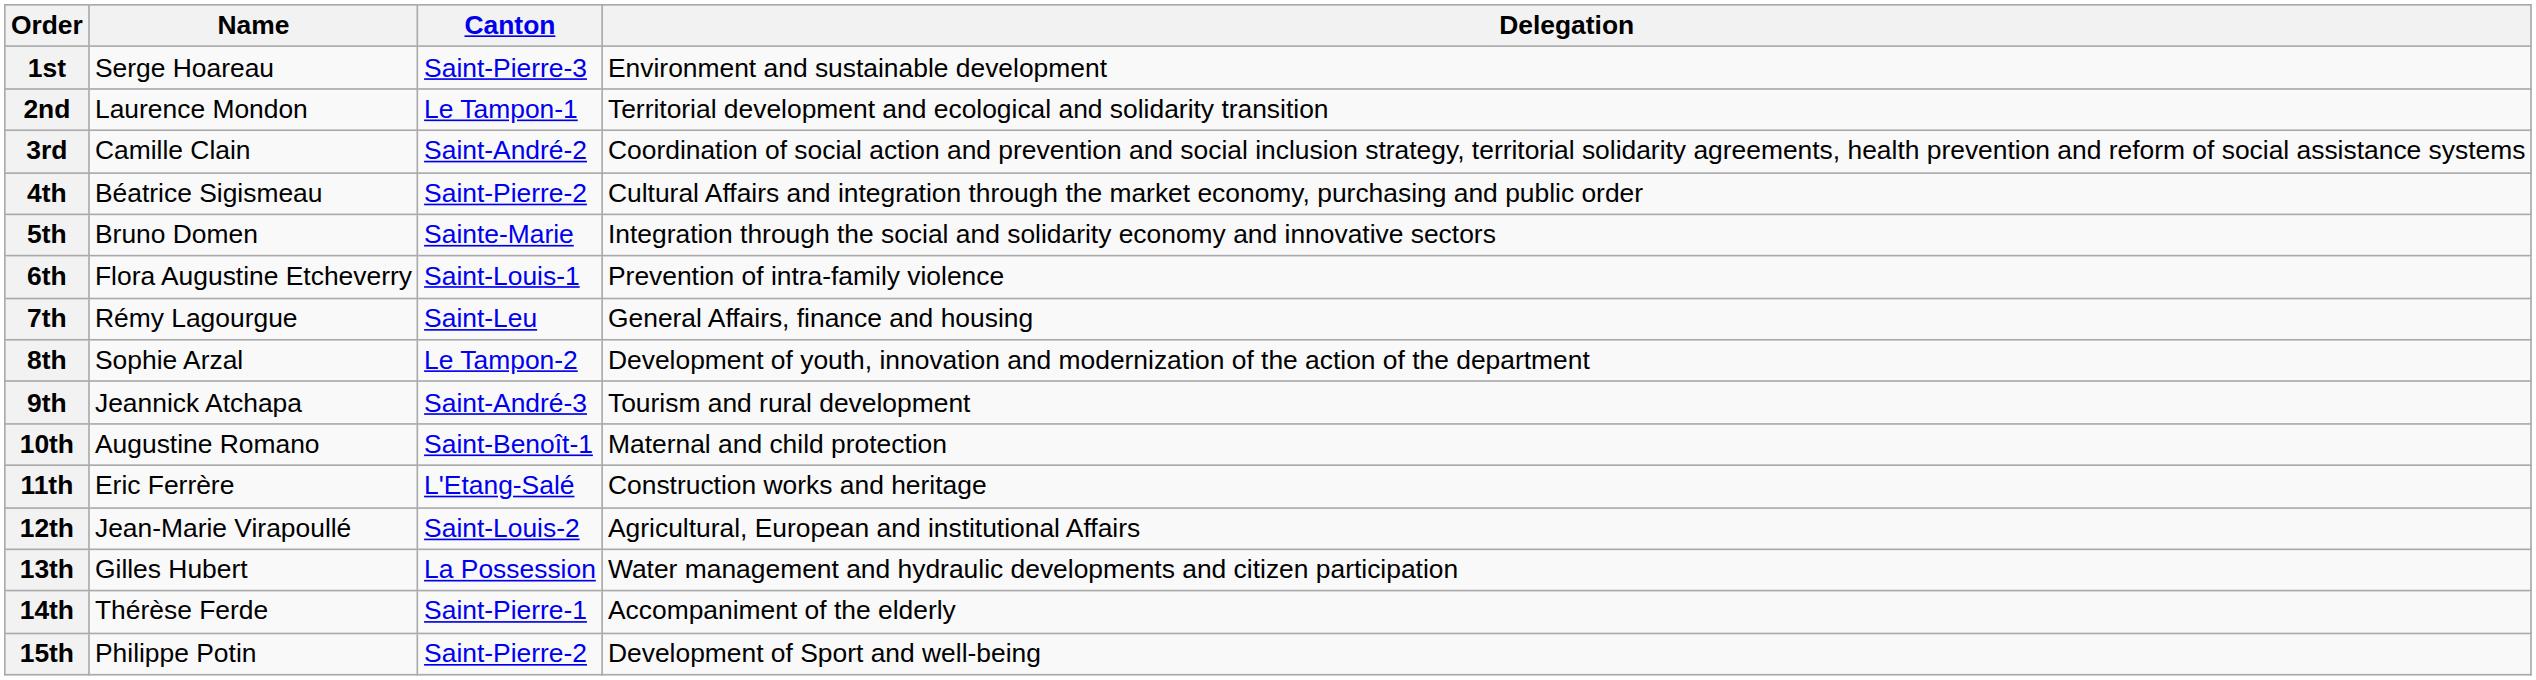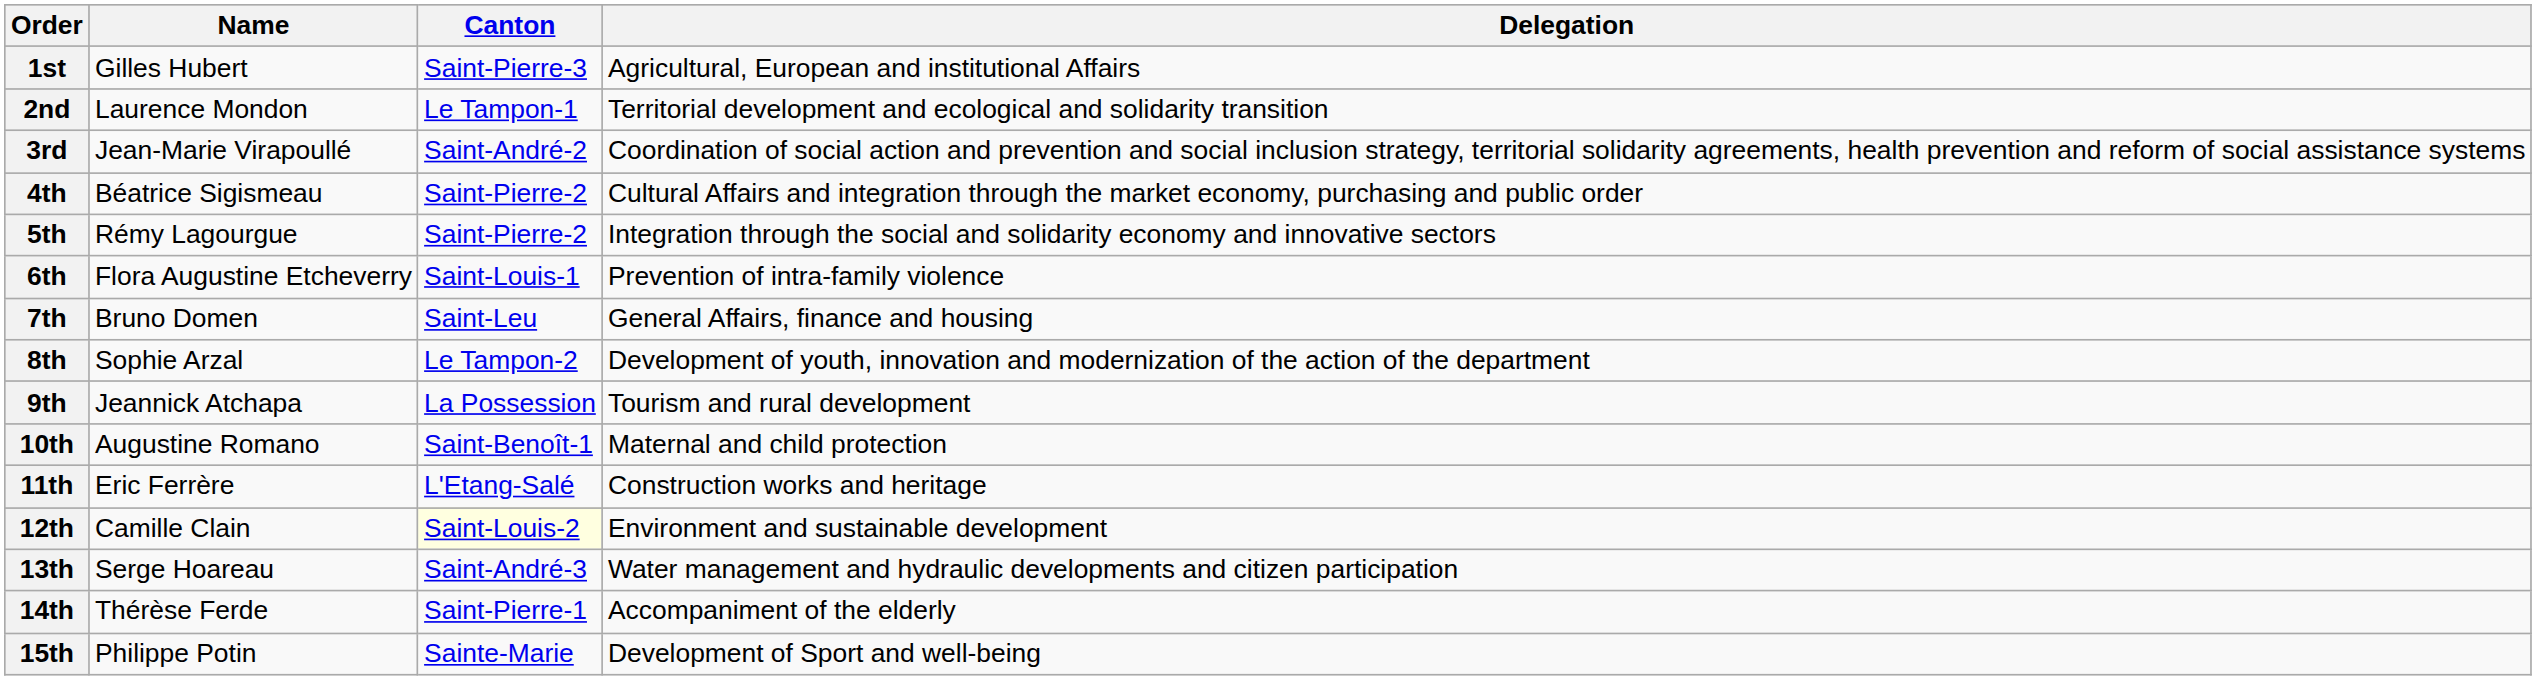(185, 67) Serge Hoareau -> (171, 67) Gilles Hubert
(857, 67) Environment and sustainable development -> (874, 67) Agricultural, European and institutional Affairs
(173, 151) Camille Clain -> (223, 151) Jean-Marie Virapoullé
(176, 234) Bruno Domen -> (196, 234) Rémy Lagourgue
(499, 234) Sainte-Marie -> (506, 234) Saint-Pierre-2
(196, 318) Rémy Lagourgue -> (176, 318) Bruno Domen
(506, 402) Saint-André-3 -> (510, 402) La Possession
(223, 527) Jean-Marie Virapoullé -> (173, 527) Camille Clain
(502, 527) no background -> (502, 527) lightyellow background
(874, 527) Agricultural, European and institutional Affairs -> (857, 527) Environment and sustainable development
(171, 569) Gilles Hubert -> (185, 569) Serge Hoareau
(510, 569) La Possession -> (506, 569) Saint-André-3
(506, 653) Saint-Pierre-2 -> (499, 653) Sainte-Marie
